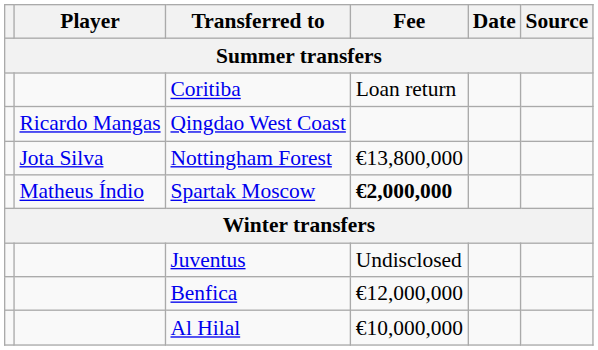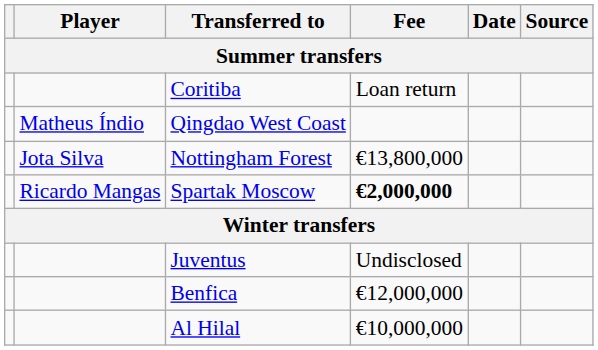(90, 123) Ricardo Mangas -> (82, 123) Matheus Índio
(82, 191) Matheus Índio -> (90, 191) Ricardo Mangas
